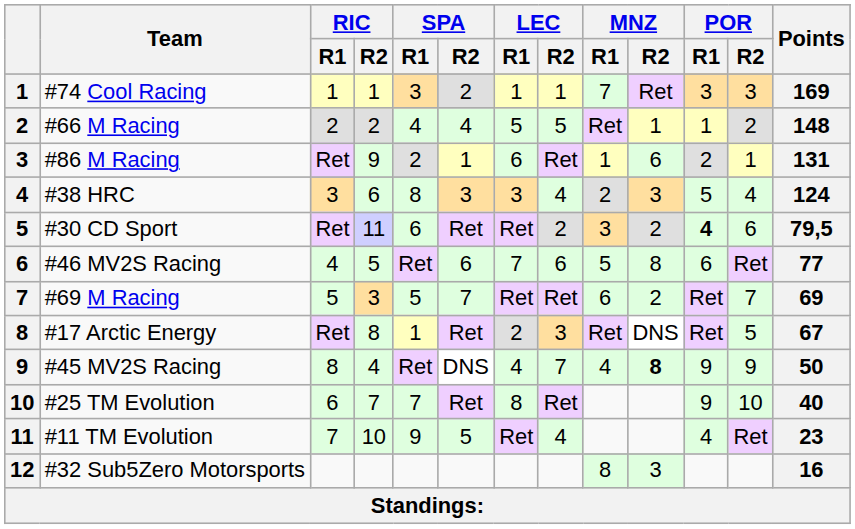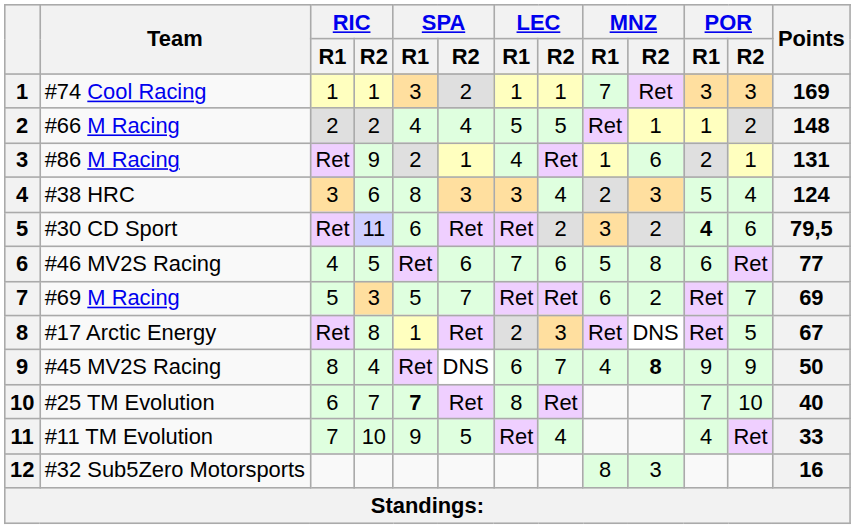(516, 160) 6 -> (516, 160) 4
(516, 367) 4 -> (516, 367) 6
(415, 401) normal -> (415, 401) bold
(706, 401) 9 -> (706, 401) 7
(811, 436) 23 -> (811, 436) 33
